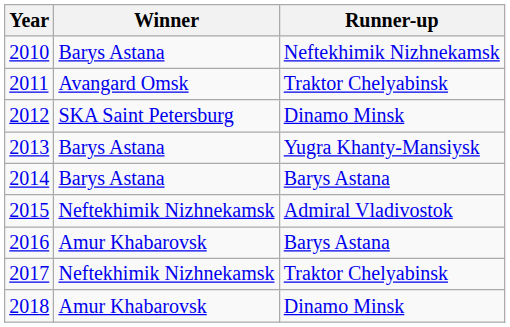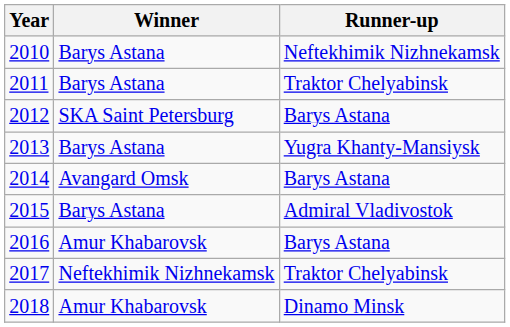(124, 83) Avangard Omsk -> (112, 83) Barys Astana
(344, 115) Dinamo Minsk -> (337, 115) Barys Astana
(112, 178) Barys Astana -> (124, 178) Avangard Omsk
(166, 210) Neftekhimik Nizhnekamsk -> (112, 210) Barys Astana
